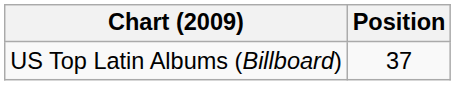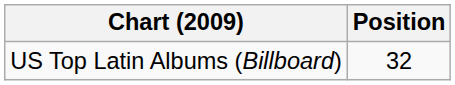(399, 60) 37 -> (399, 60) 32
